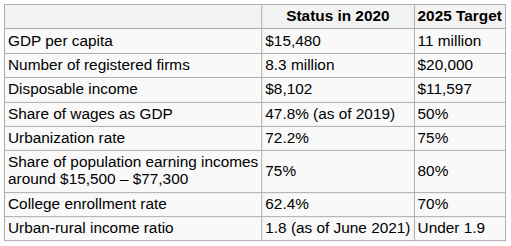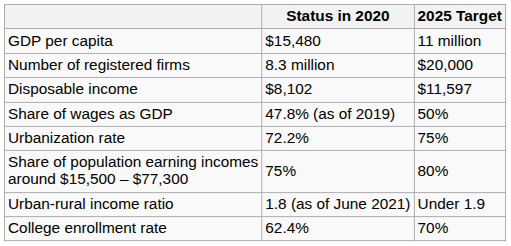rows swapped: (87, 204) <-> (91, 228)
